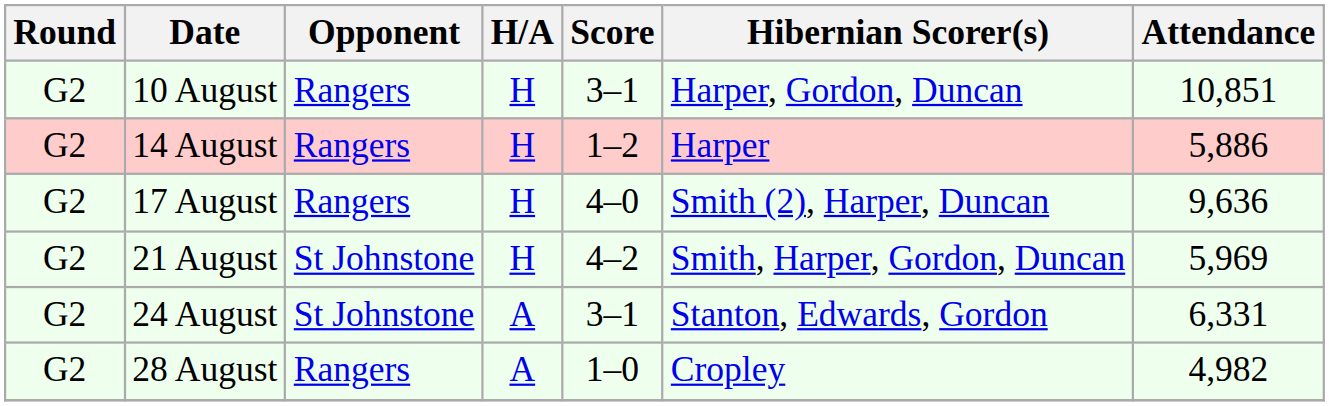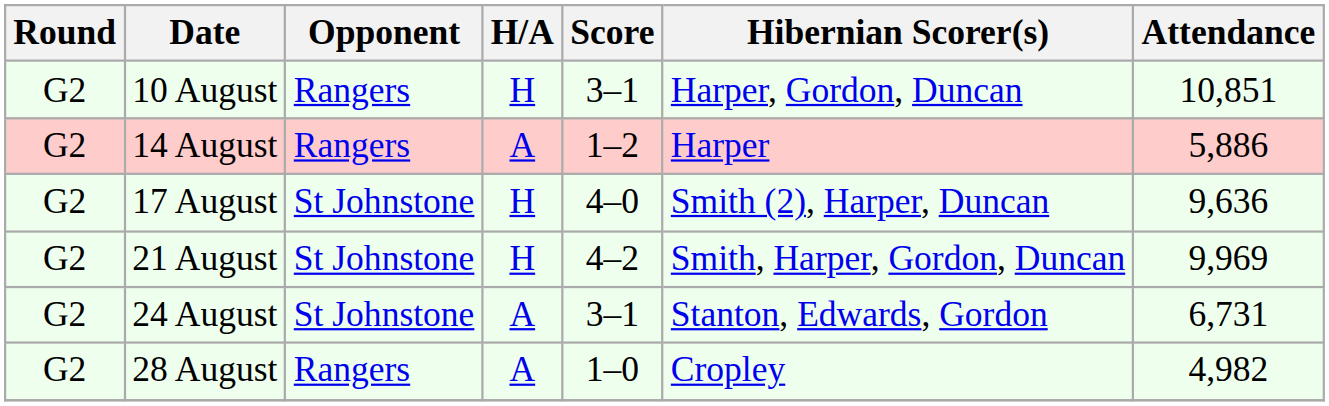(522, 145) H -> (522, 145) A
(352, 201) Rangers -> (384, 201) St Johnstone
(1228, 257) 5,969 -> (1228, 257) 9,969
(1228, 314) 6,331 -> (1228, 314) 6,731
